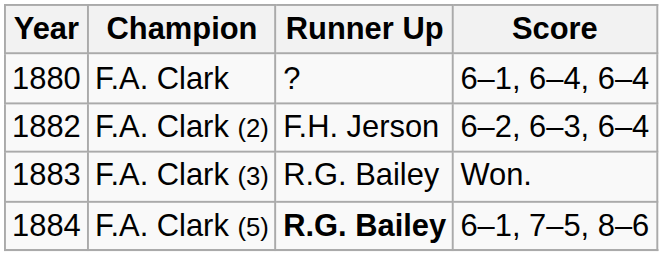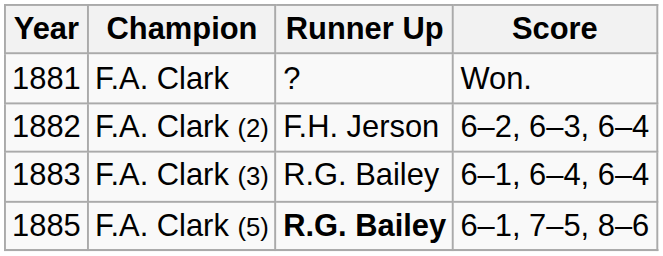(46, 77) 1880 -> (46, 77) 1881
(555, 77) 6–1, 6–4, 6–4 -> (496, 77) Won.
(496, 175) Won. -> (555, 175) 6–1, 6–4, 6–4
(46, 224) 1884 -> (46, 224) 1885
